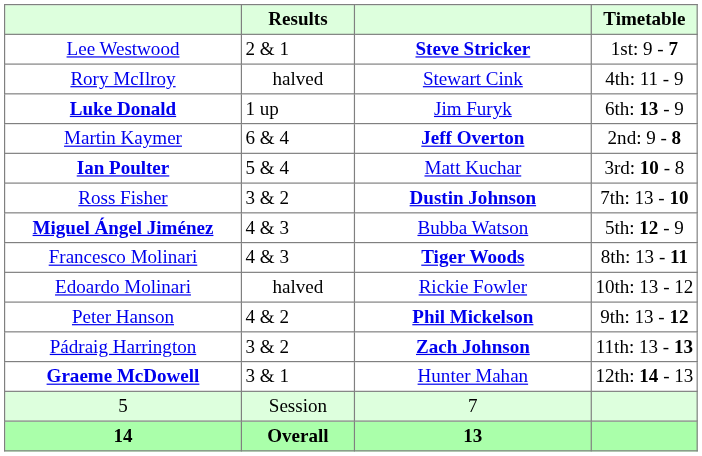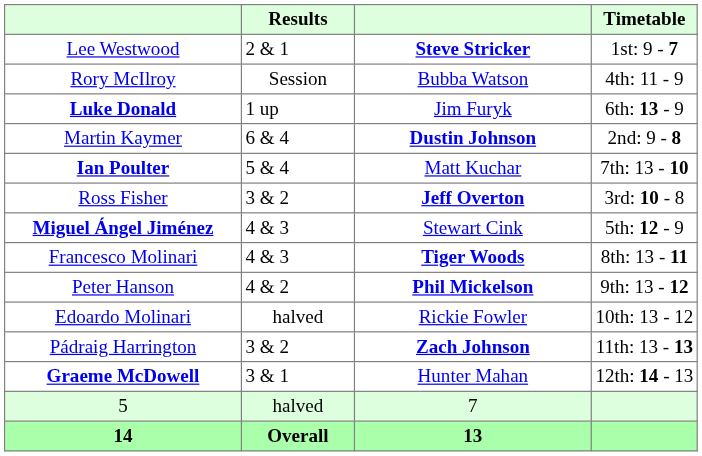(298, 78) halved -> (298, 78) Session
(473, 78) Stewart Cink -> (473, 78) Bubba Watson
(473, 138) Jeff Overton -> (473, 138) Dustin Johnson
(644, 168) 3rd: 10 - 8 -> (644, 168) 7th: 13 - 10
(473, 197) Dustin Johnson -> (473, 197) Jeff Overton
(644, 197) 7th: 13 - 10 -> (644, 197) 3rd: 10 - 8
(473, 227) Bubba Watson -> (473, 227) Stewart Cink
rows swapped: (123, 287) <-> (123, 316)
(298, 406) Session -> (298, 406) halved
